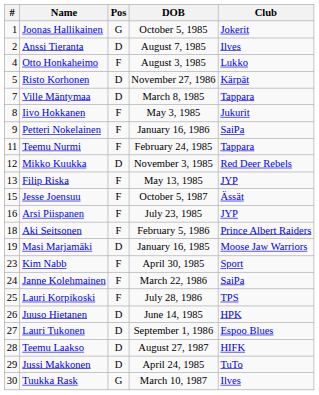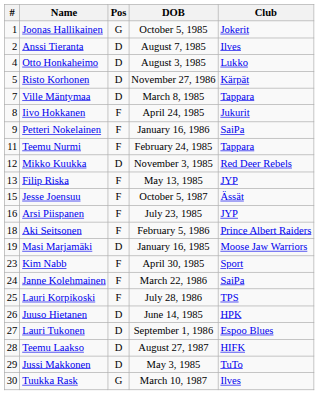(119, 63) F -> (119, 63) D
(173, 113) May 3, 1985 -> (173, 113) April 24, 1985
(173, 364) April 24, 1985 -> (173, 364) May 3, 1985
